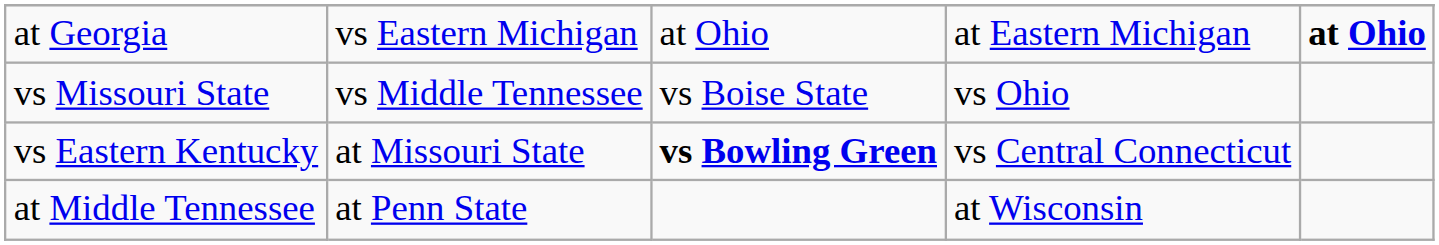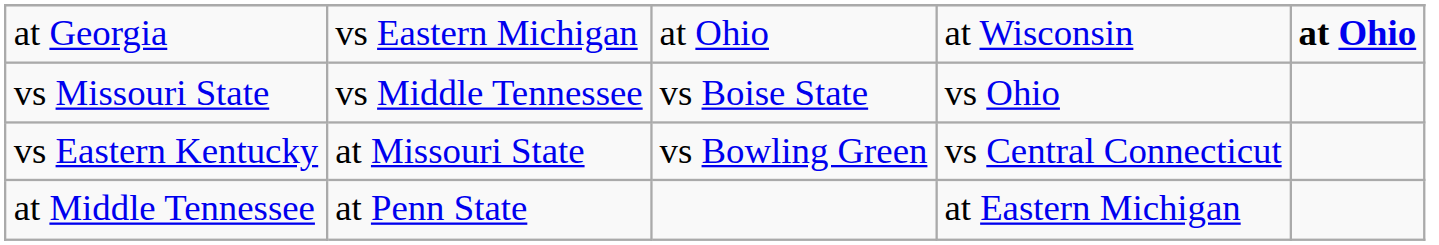(1102, 33) at Eastern Michigan -> (1039, 33) at Wisconsin
(798, 150) bold -> (794, 150) normal
(1048, 208) at Wisconsin -> (1093, 208) at Eastern Michigan
